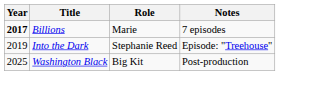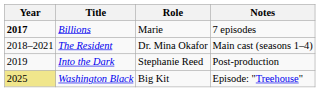+ row: (85, 45)
(227, 45) Episode: "Treehouse" -> (246, 62) Post-production
(17, 62) no background -> (17, 78) khaki background
(215, 62) Post-production -> (258, 78) Episode: "Treehouse"
